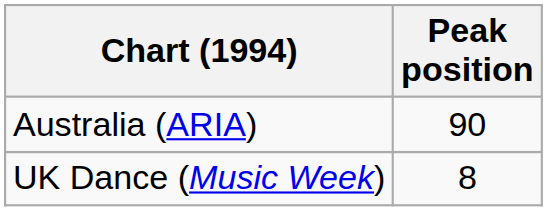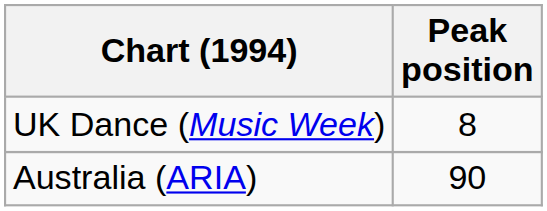rows swapped: (135, 123) <-> (199, 177)
